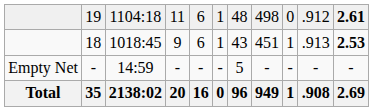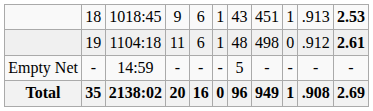rows swapped: (93, 42) <-> (93, 17)
